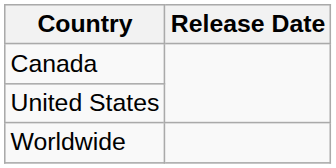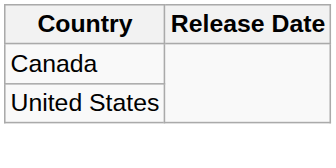- row: (68, 142)
